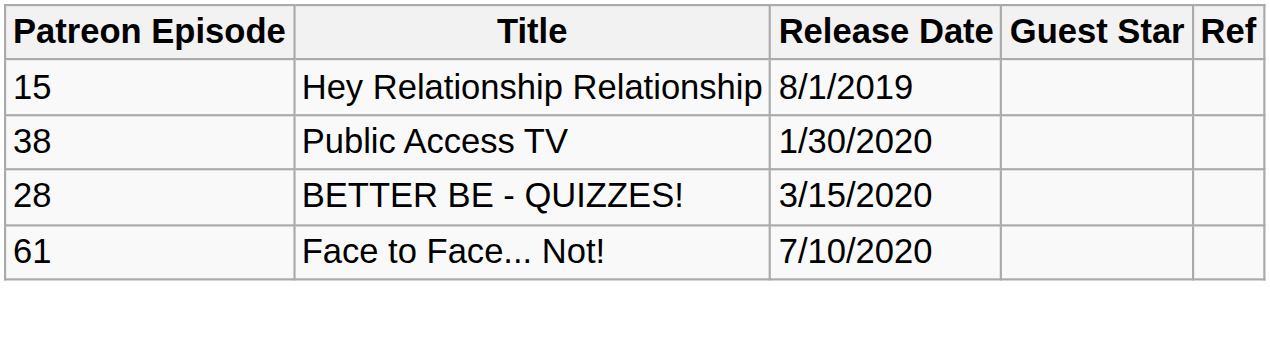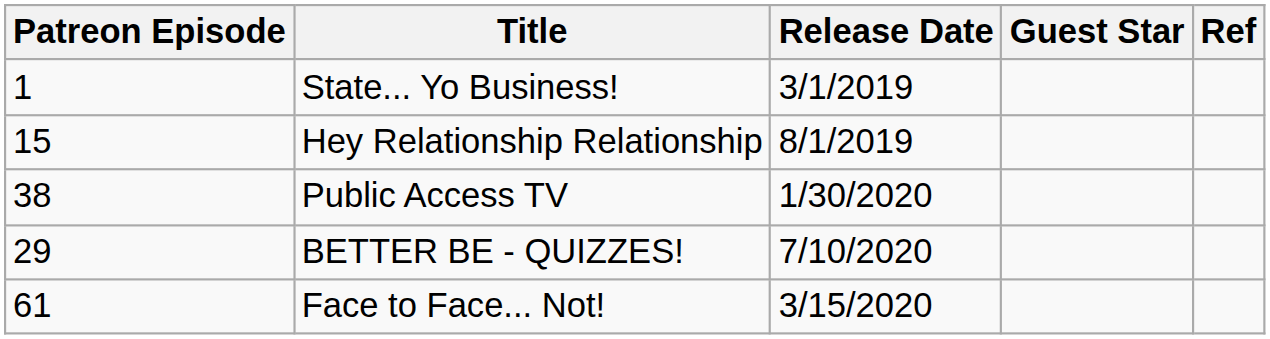+ row: (460, 86)
(32, 196) 28 -> (32, 251) 29
(856, 196) 3/15/2020 -> (856, 251) 7/10/2020
(856, 251) 7/10/2020 -> (856, 305) 3/15/2020
